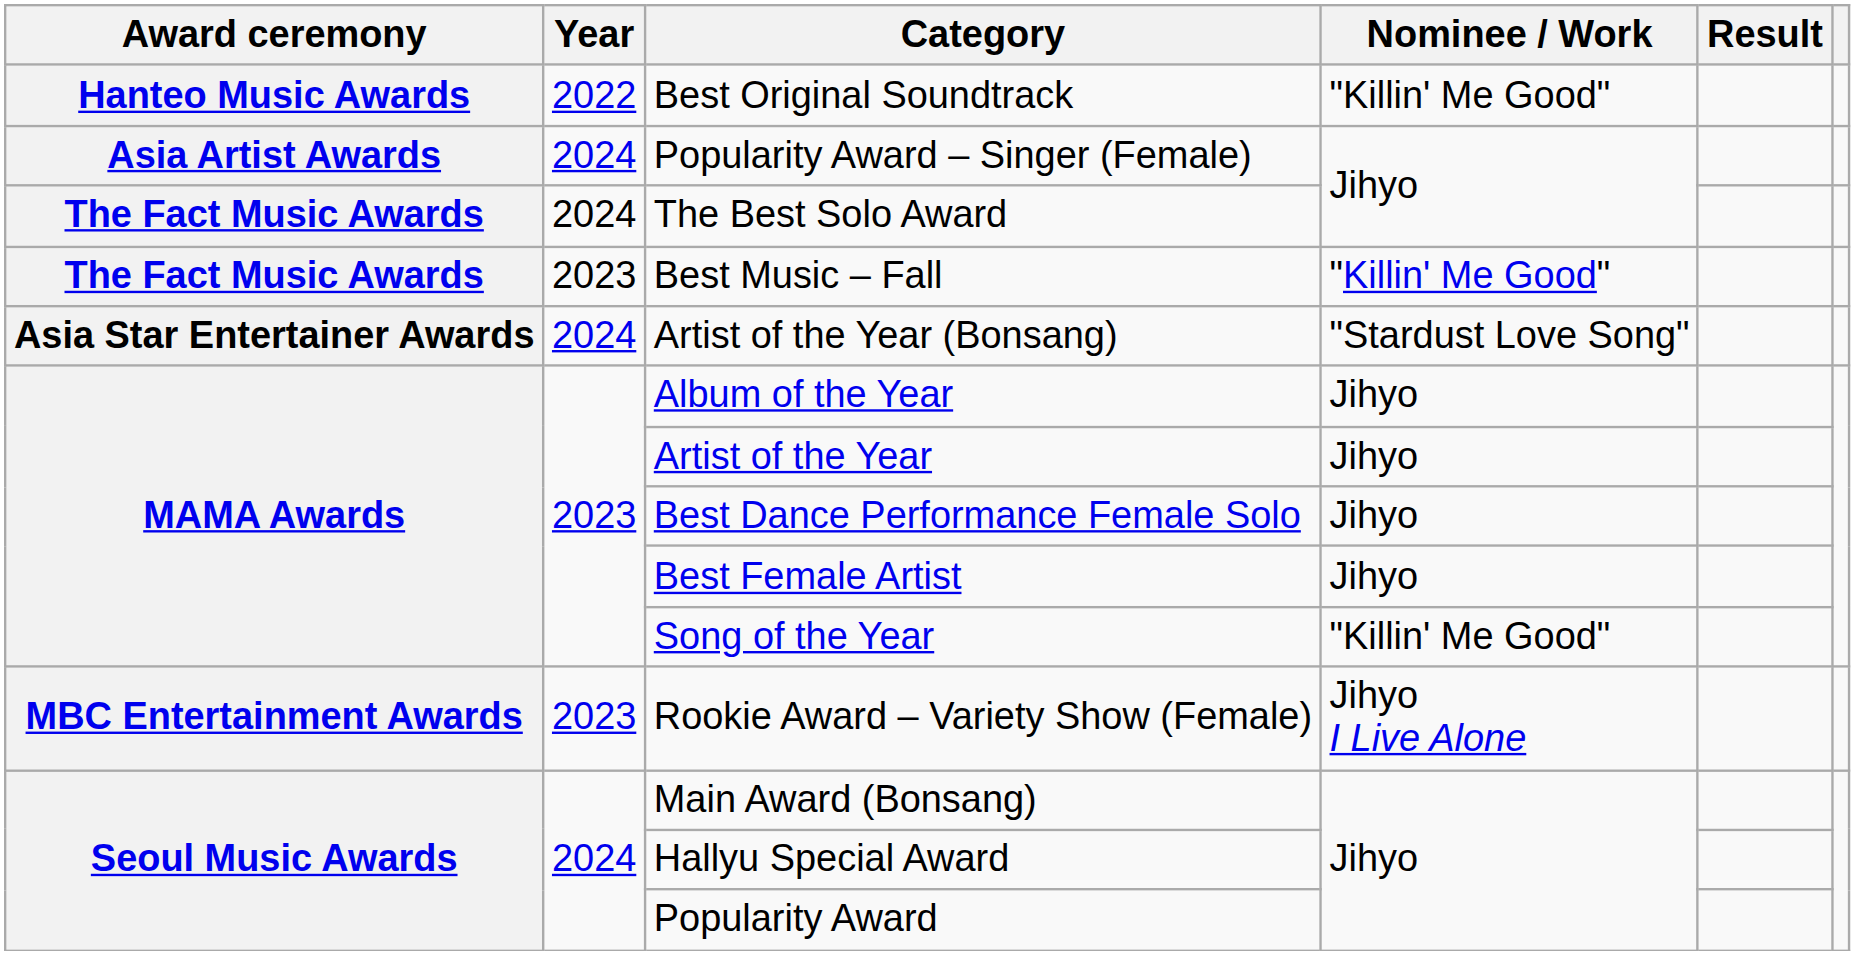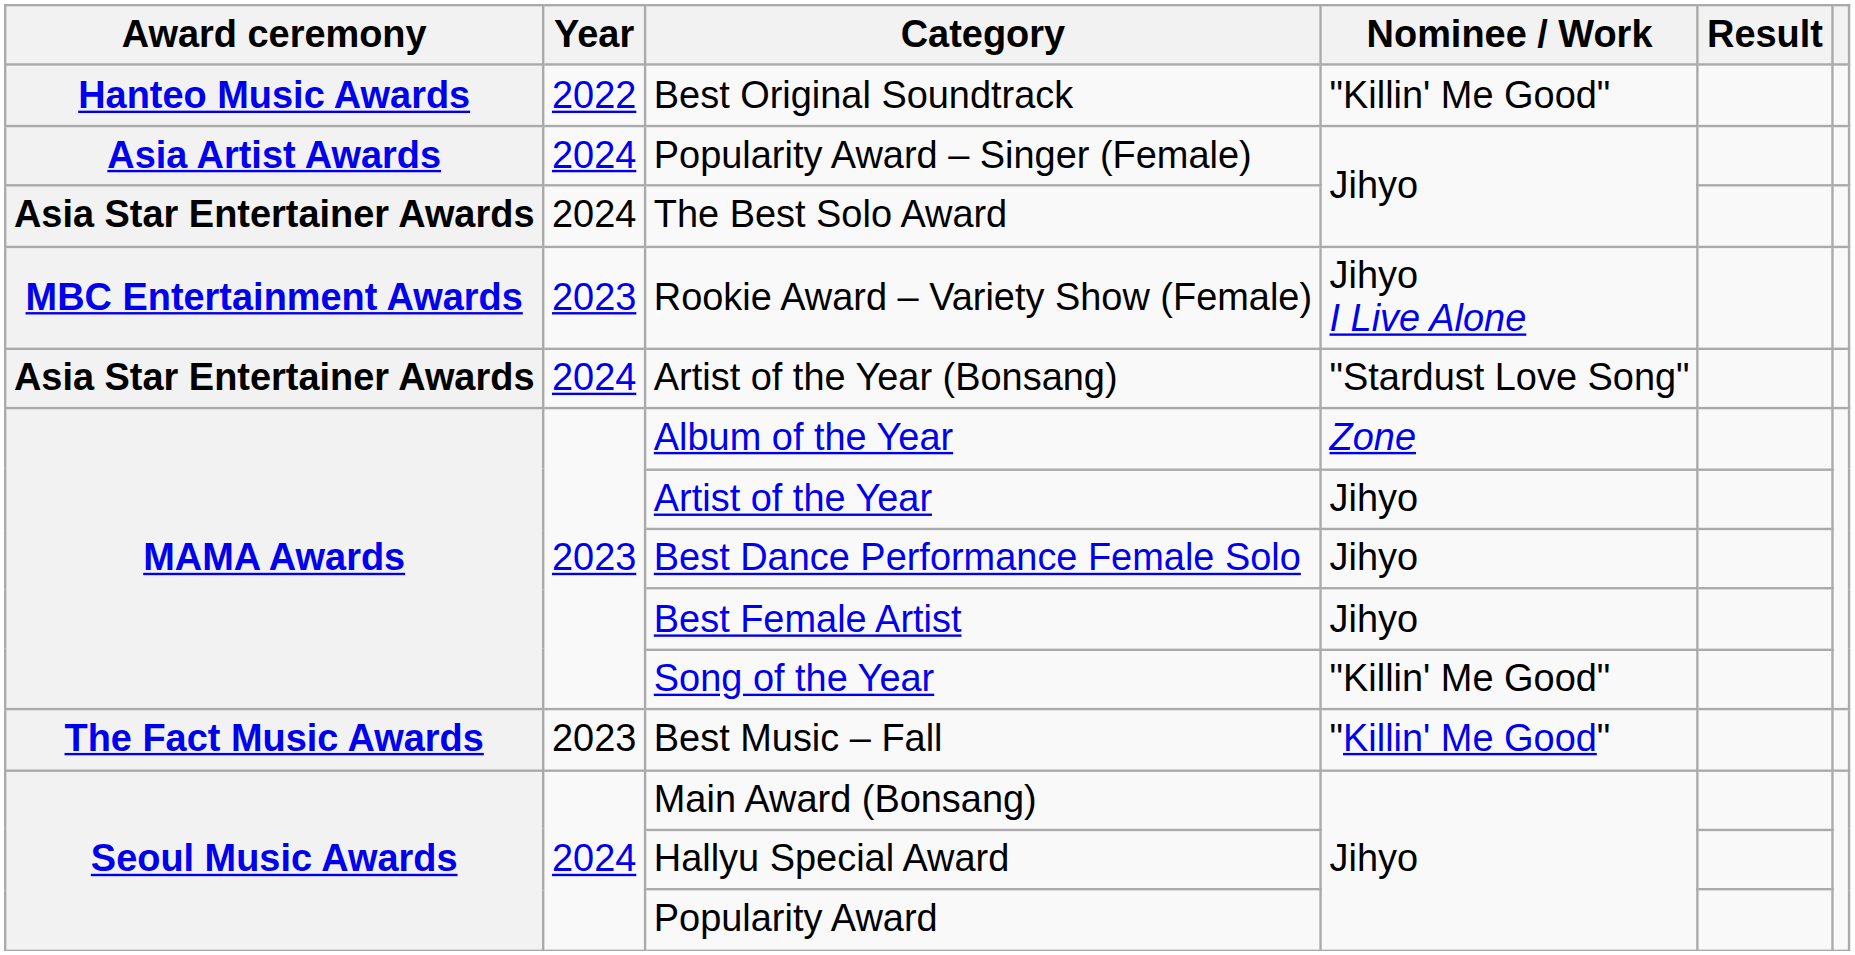(274, 214) The Fact Music Awards -> (274, 214) Asia Star Entertainer Awards
rows swapped: (798, 275) <-> (983, 717)
(1374, 395) Jihyo -> (1373, 438) Zone
